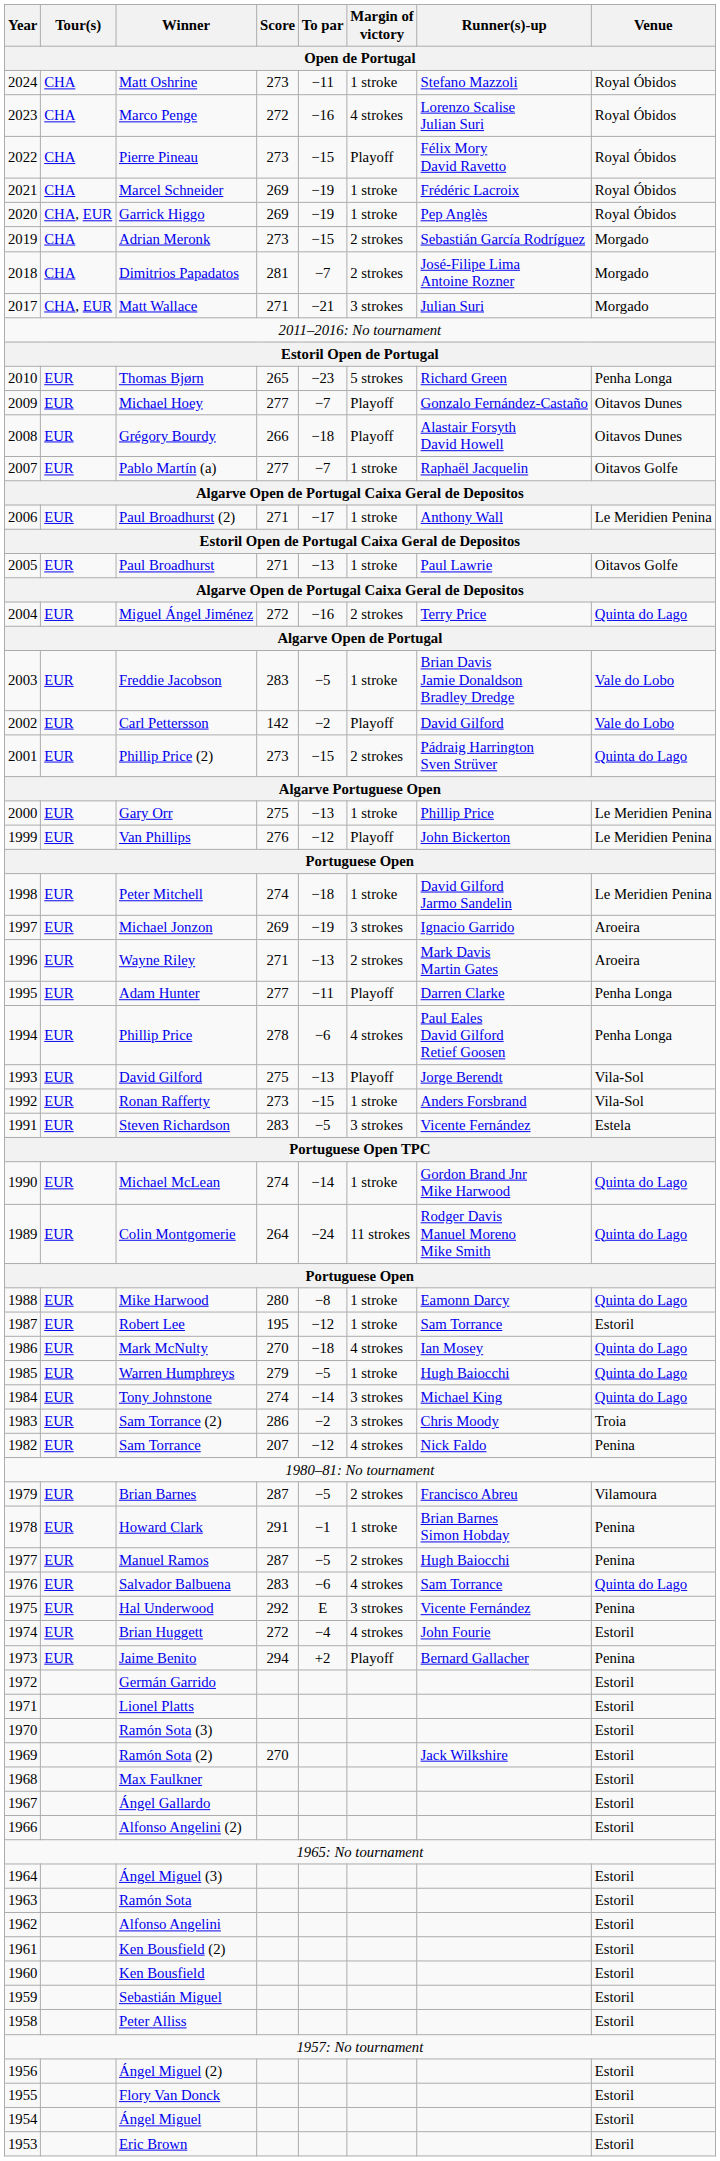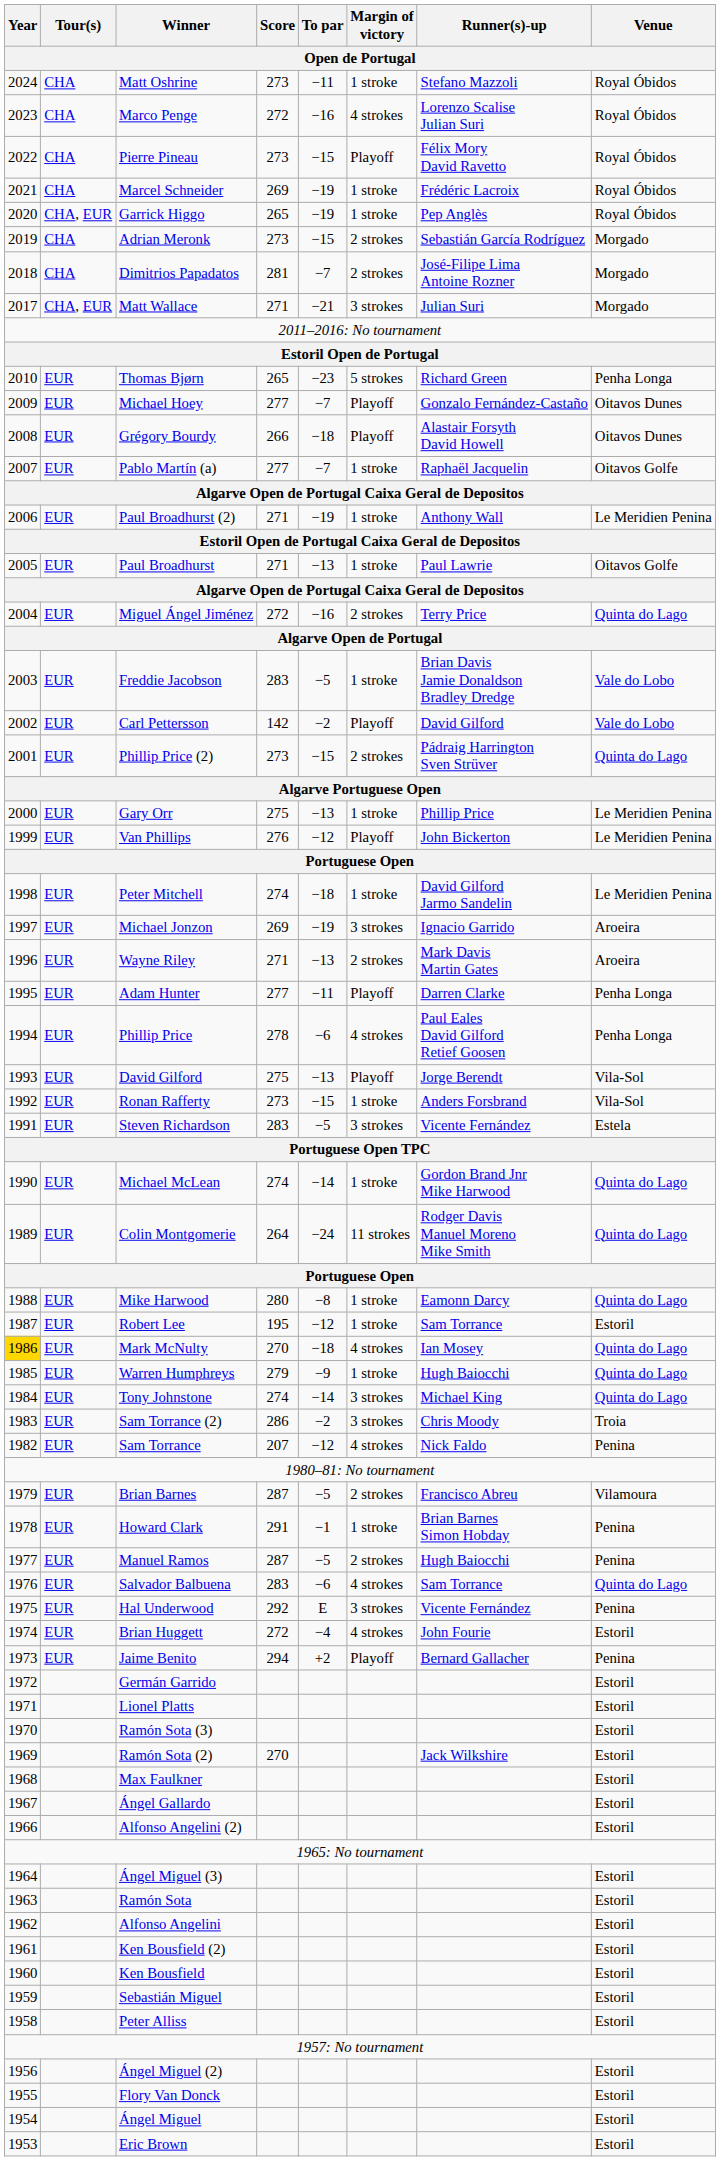(278, 215) 269 -> (278, 215) 265
(323, 517) −17 -> (323, 517) −19
(23, 1348) no background -> (23, 1348) gold background
(323, 1372) −5 -> (323, 1372) −9
